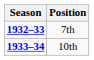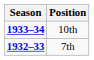rows swapped: (68, 30) <-> (68, 47)
